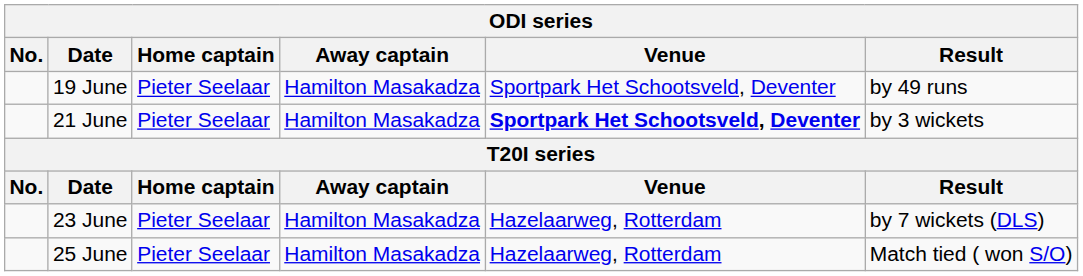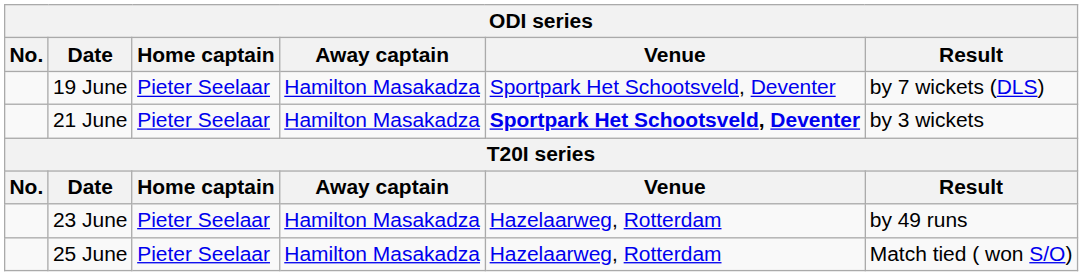(919, 87) by 49 runs -> (957, 87) by 7 wickets (DLS)
(957, 220) by 7 wickets (DLS) -> (919, 220) by 49 runs
